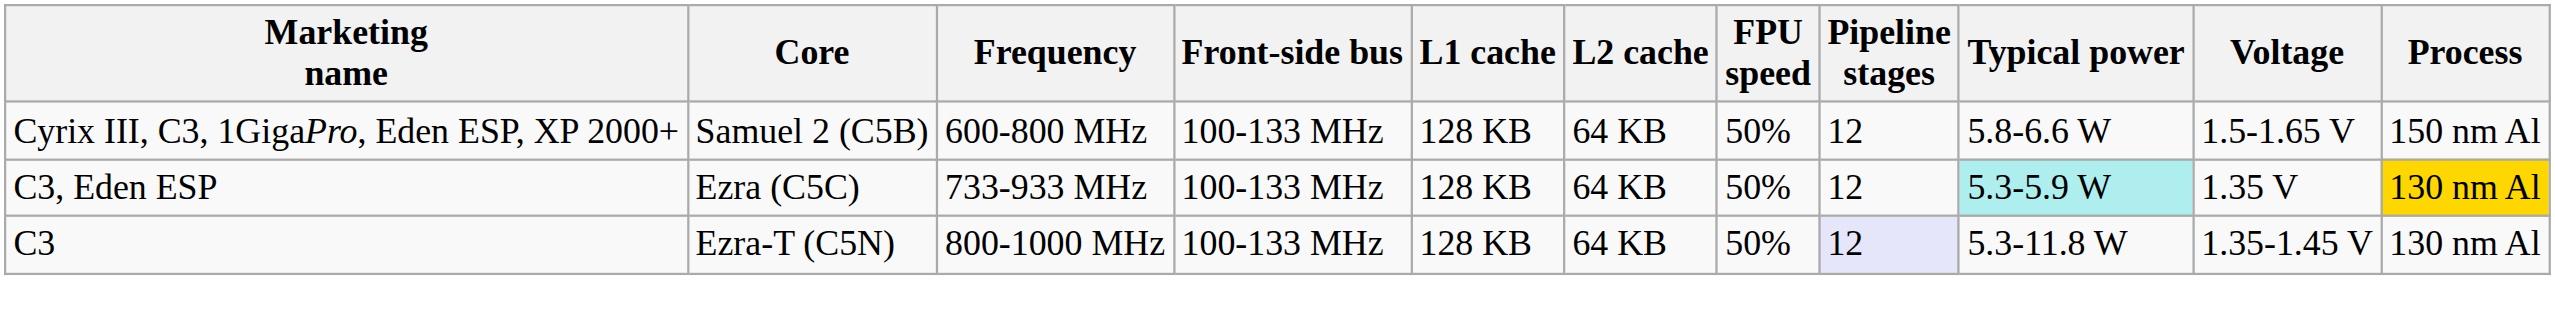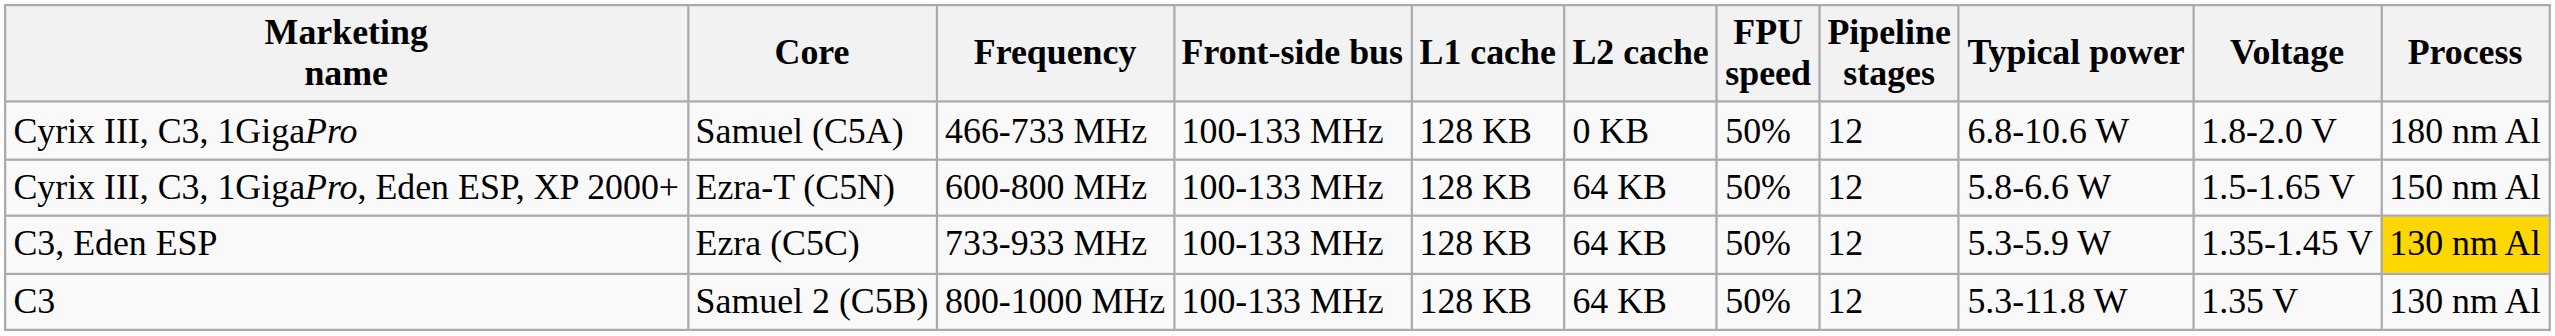+ row: (185, 130)
(812, 130) Samuel 2 (C5B) -> (795, 186) Ezra-T (C5N)
(2039, 186) paleturquoise background -> (2039, 243) no background
(2250, 186) 1.35 V -> (2287, 243) 1.35-1.45 V
(795, 243) Ezra-T (C5N) -> (812, 300) Samuel 2 (C5B)
(1845, 243) lavender background -> (1845, 300) no background
(2287, 243) 1.35-1.45 V -> (2250, 300) 1.35 V
